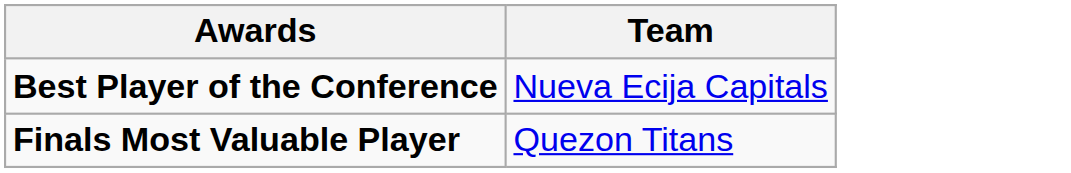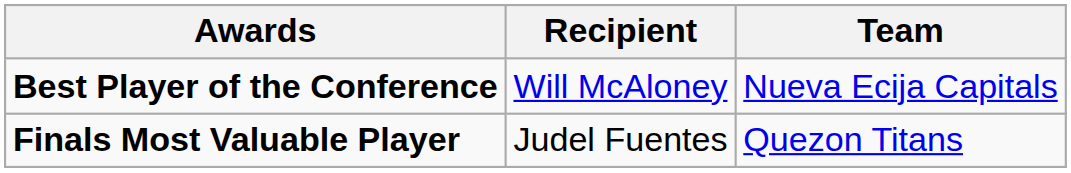+ column: (621, 31)
